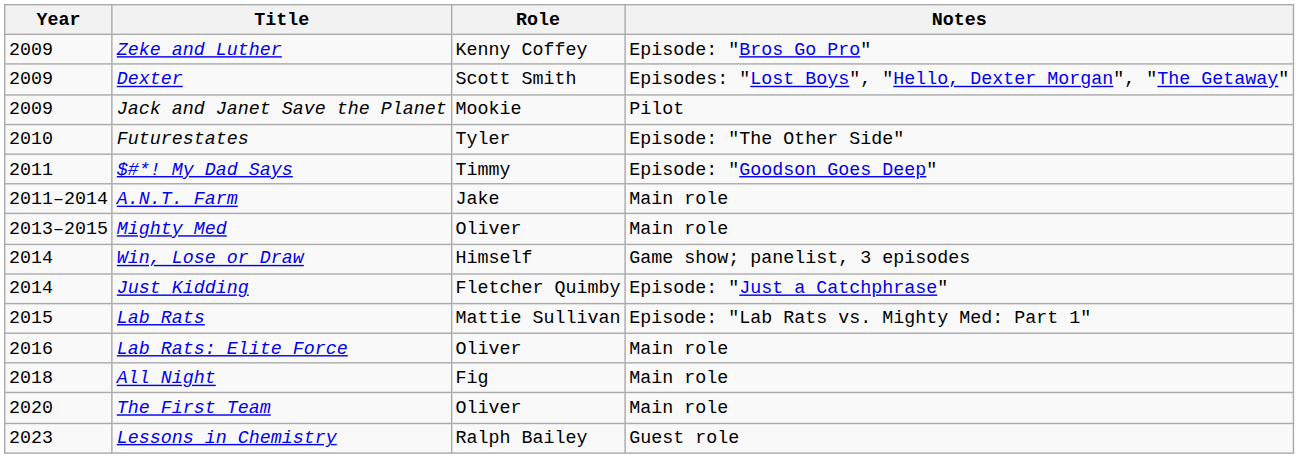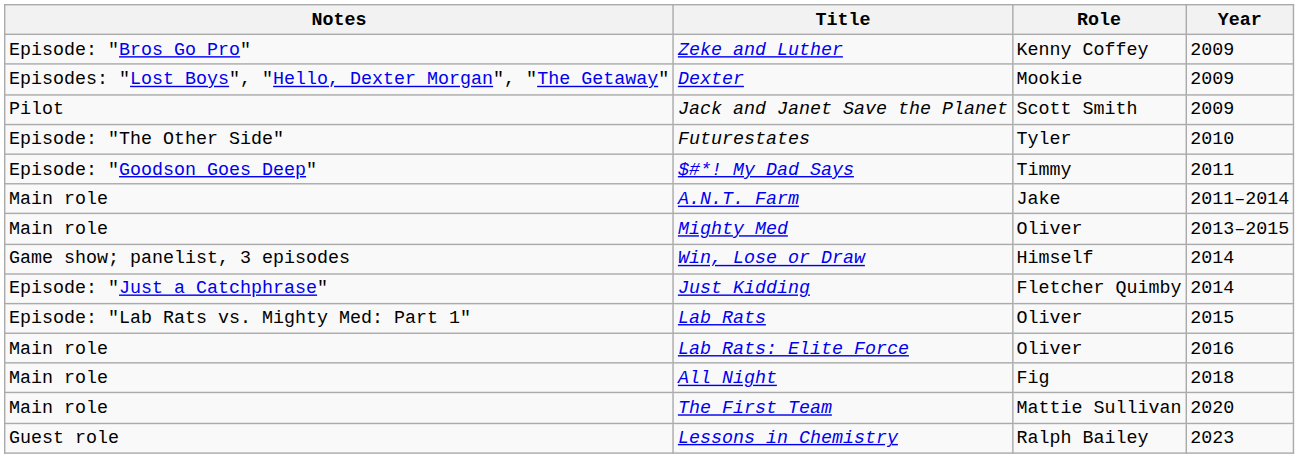columns swapped: (59, 20) <-> (959, 20)
(516, 79) Scott Smith -> (1050, 79) Mookie
(489, 109) Mookie -> (1077, 109) Scott Smith
(538, 318) Mattie Sullivan -> (1050, 318) Oliver
(489, 408) Oliver -> (1099, 408) Mattie Sullivan
